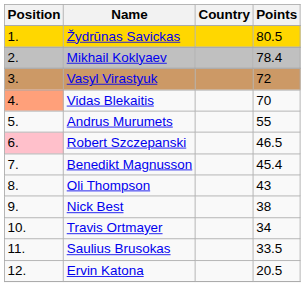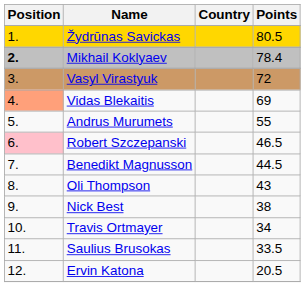(13, 57) normal -> (13, 57) bold
(264, 100) 70 -> (264, 100) 69
(269, 164) 45.4 -> (269, 164) 44.5
